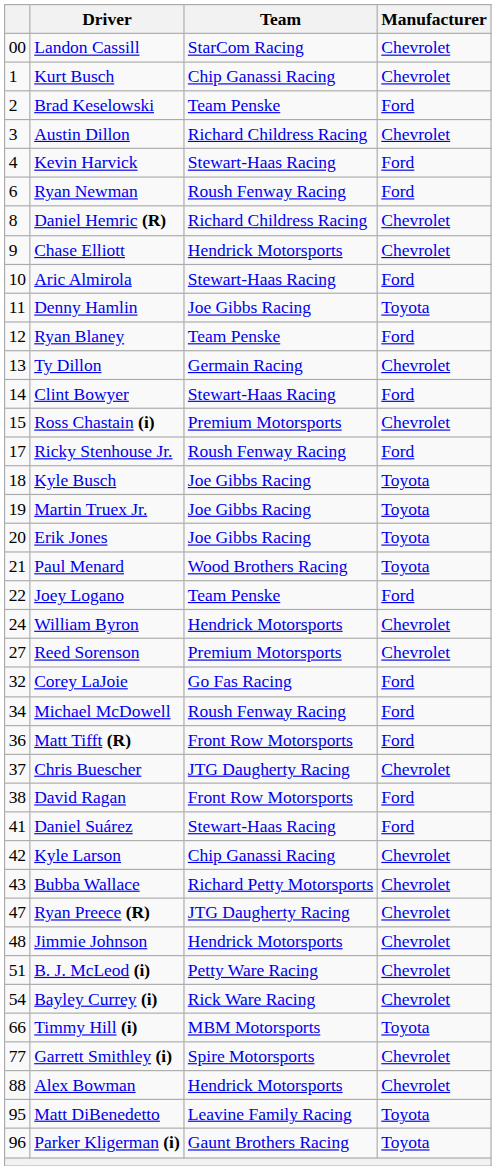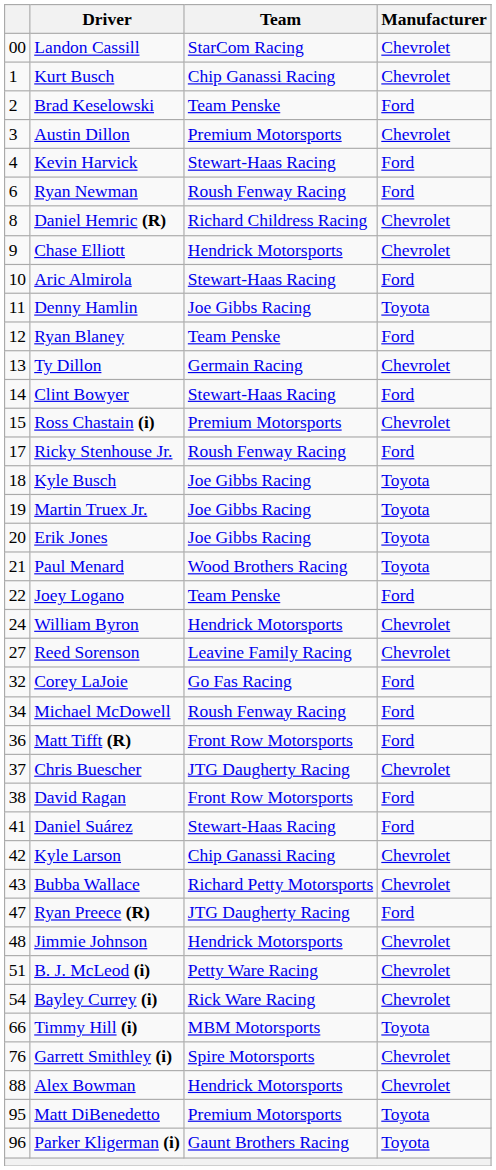(278, 134) Richard Childress Racing -> (265, 134) Premium Motorsports
(265, 653) Premium Motorsports -> (270, 653) Leavine Family Racing
(416, 912) Chevrolet -> (398, 912) Ford
(17, 1056) 77 -> (17, 1056) 76
(270, 1114) Leavine Family Racing -> (265, 1114) Premium Motorsports
